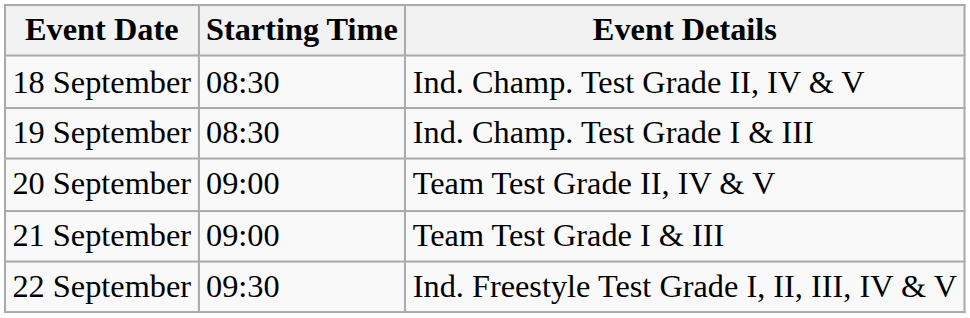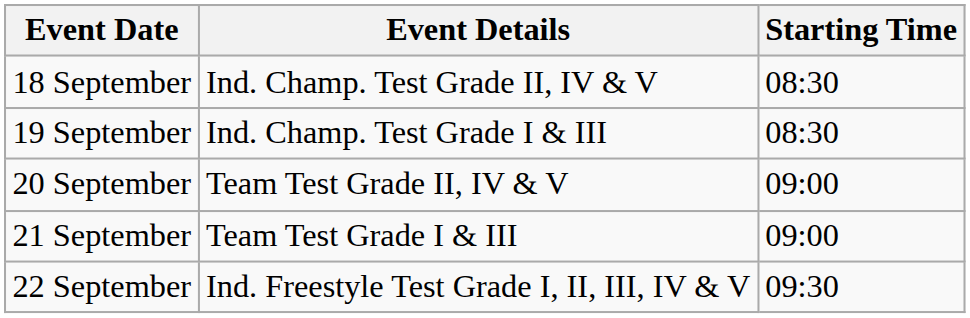columns swapped: (302, 30) <-> (685, 30)
